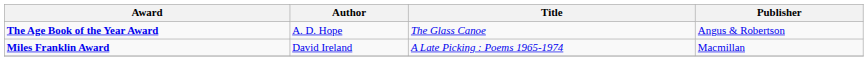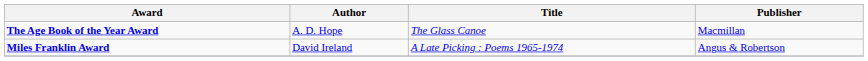(741, 30) Angus & Robertson -> (721, 30) Macmillan
(721, 47) Macmillan -> (741, 47) Angus & Robertson
